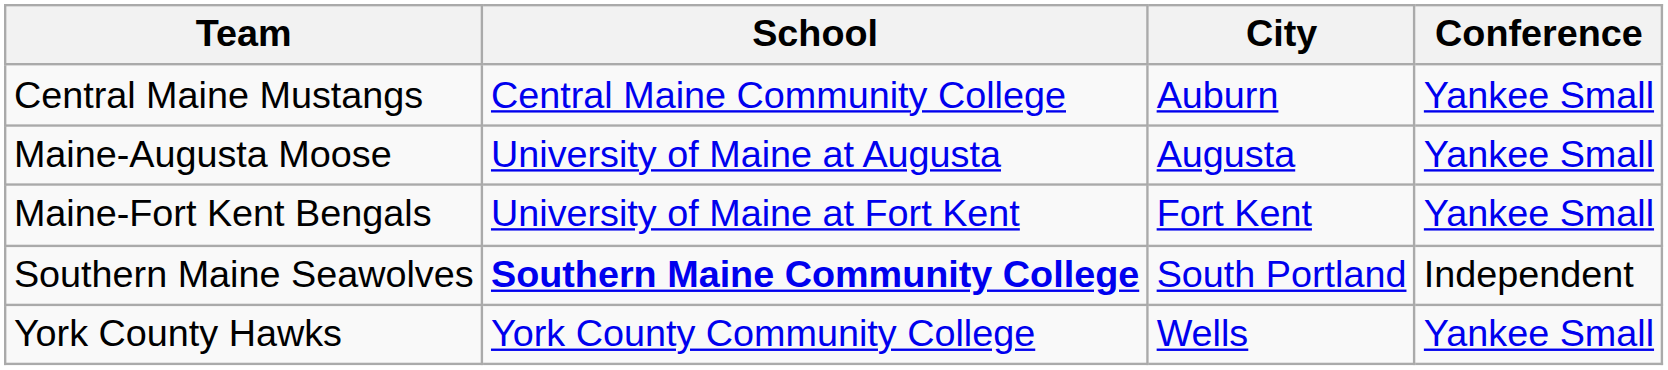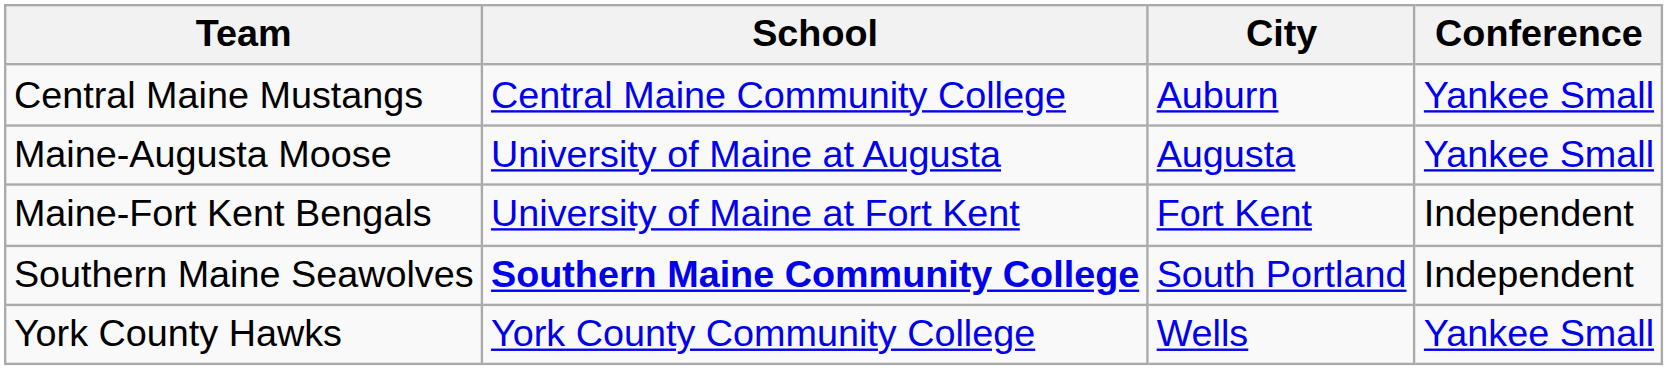(1539, 214) Yankee Small -> (1529, 214) Independent
